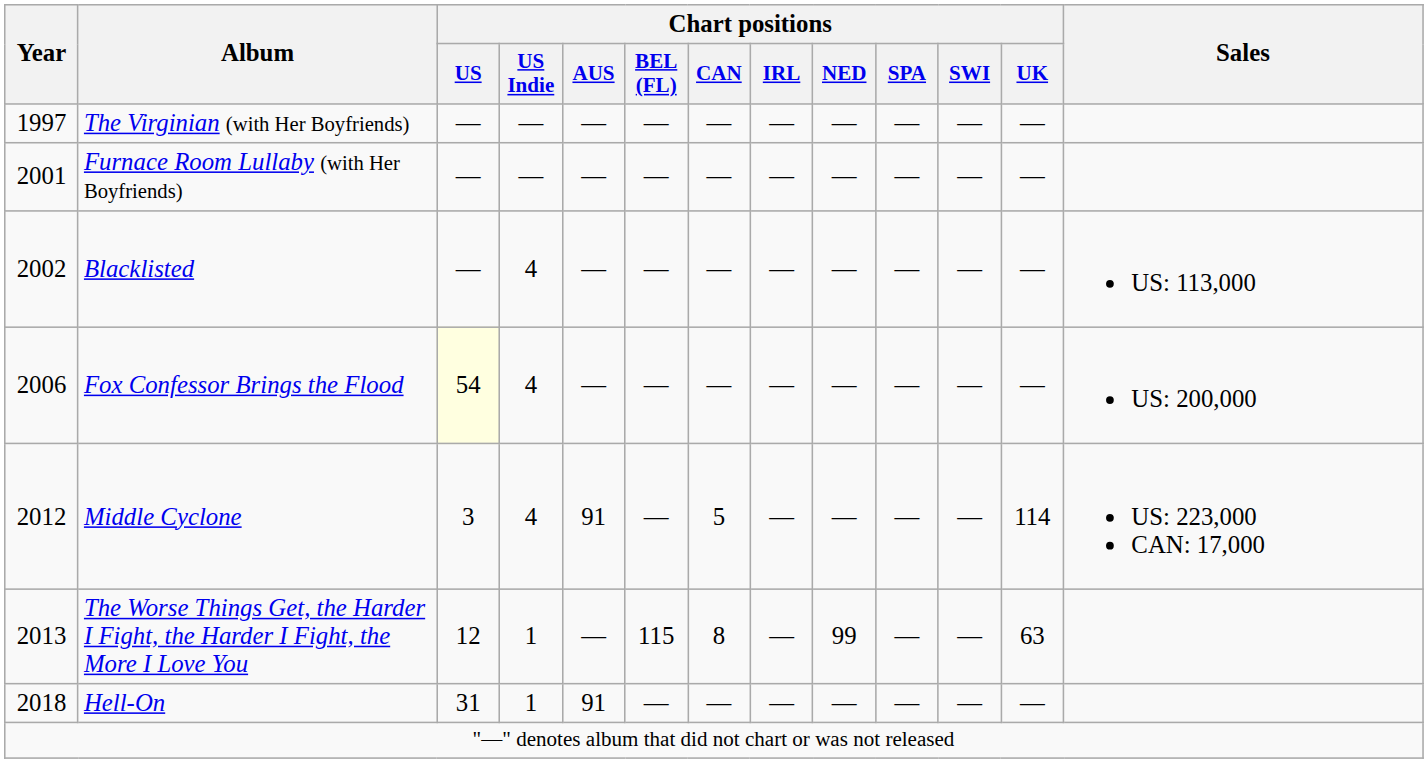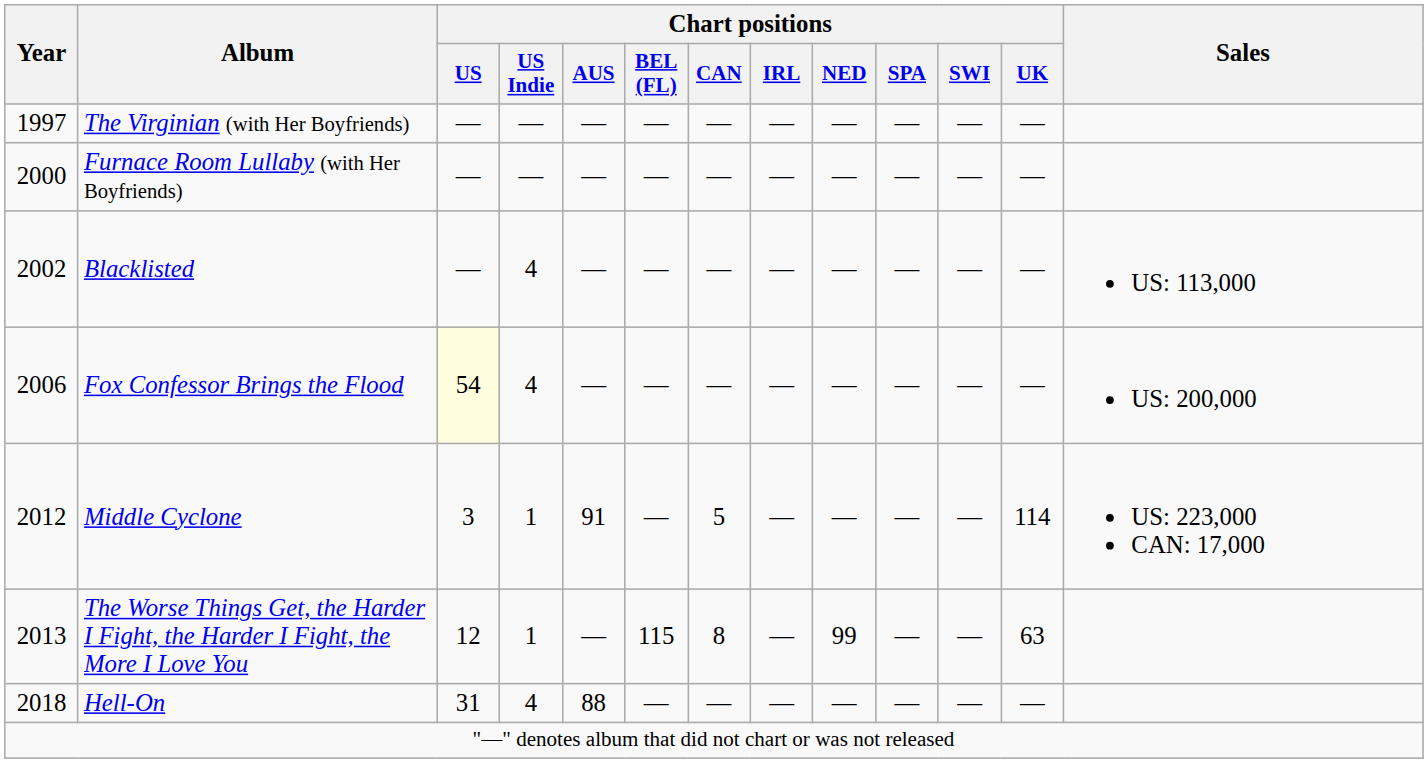(41, 176) 2001 -> (41, 176) 2000
(531, 515) 4 -> (531, 515) 1
(531, 703) 1 -> (531, 703) 4
(594, 703) 91 -> (594, 703) 88
